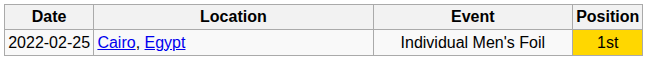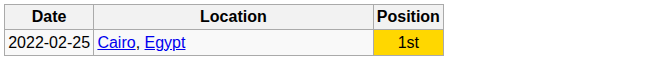- column: (473, 17)
